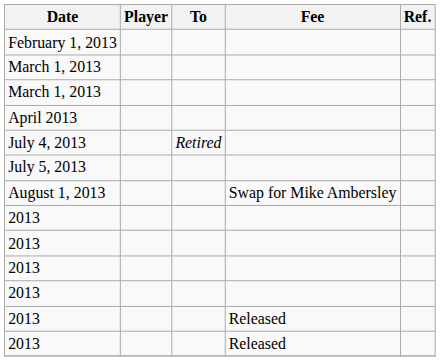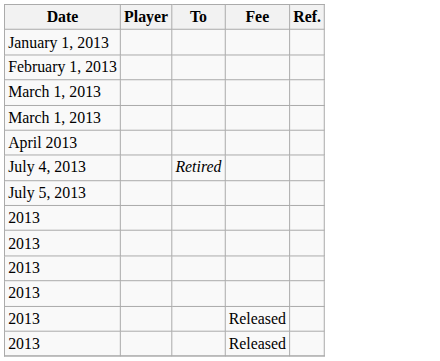+ row: (59, 42)
- row: (57, 192)
